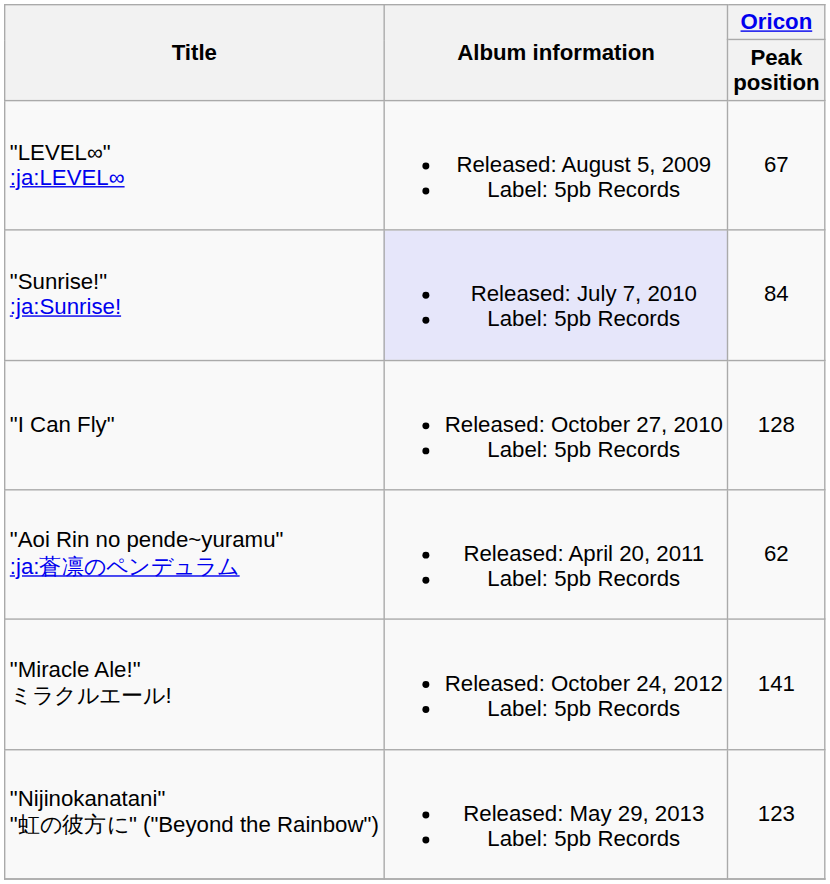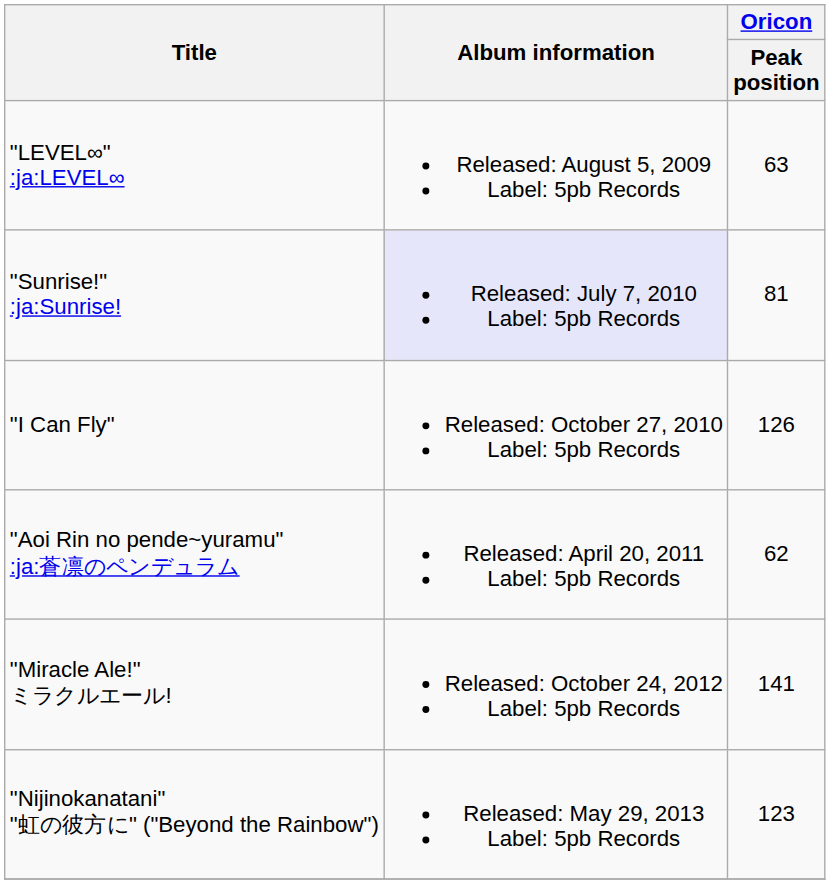(776, 164) 67 -> (776, 164) 63
(776, 294) 84 -> (776, 294) 81
(776, 424) 128 -> (776, 424) 126
